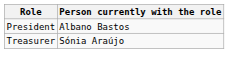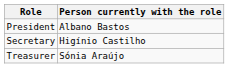+ row: (31, 41)
